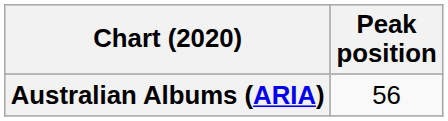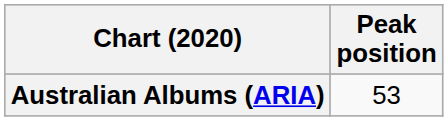(387, 94) 56 -> (387, 94) 53
